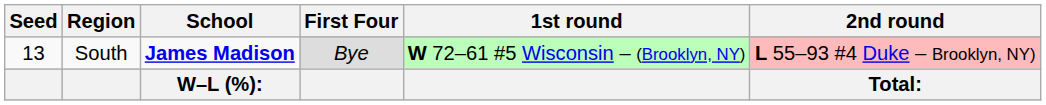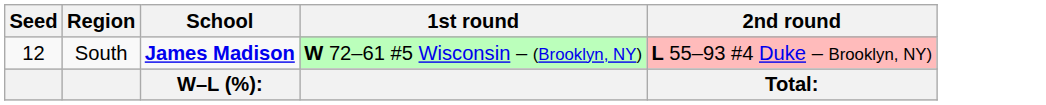- column: (351, 21)
(33, 53) 13 -> (33, 53) 12
